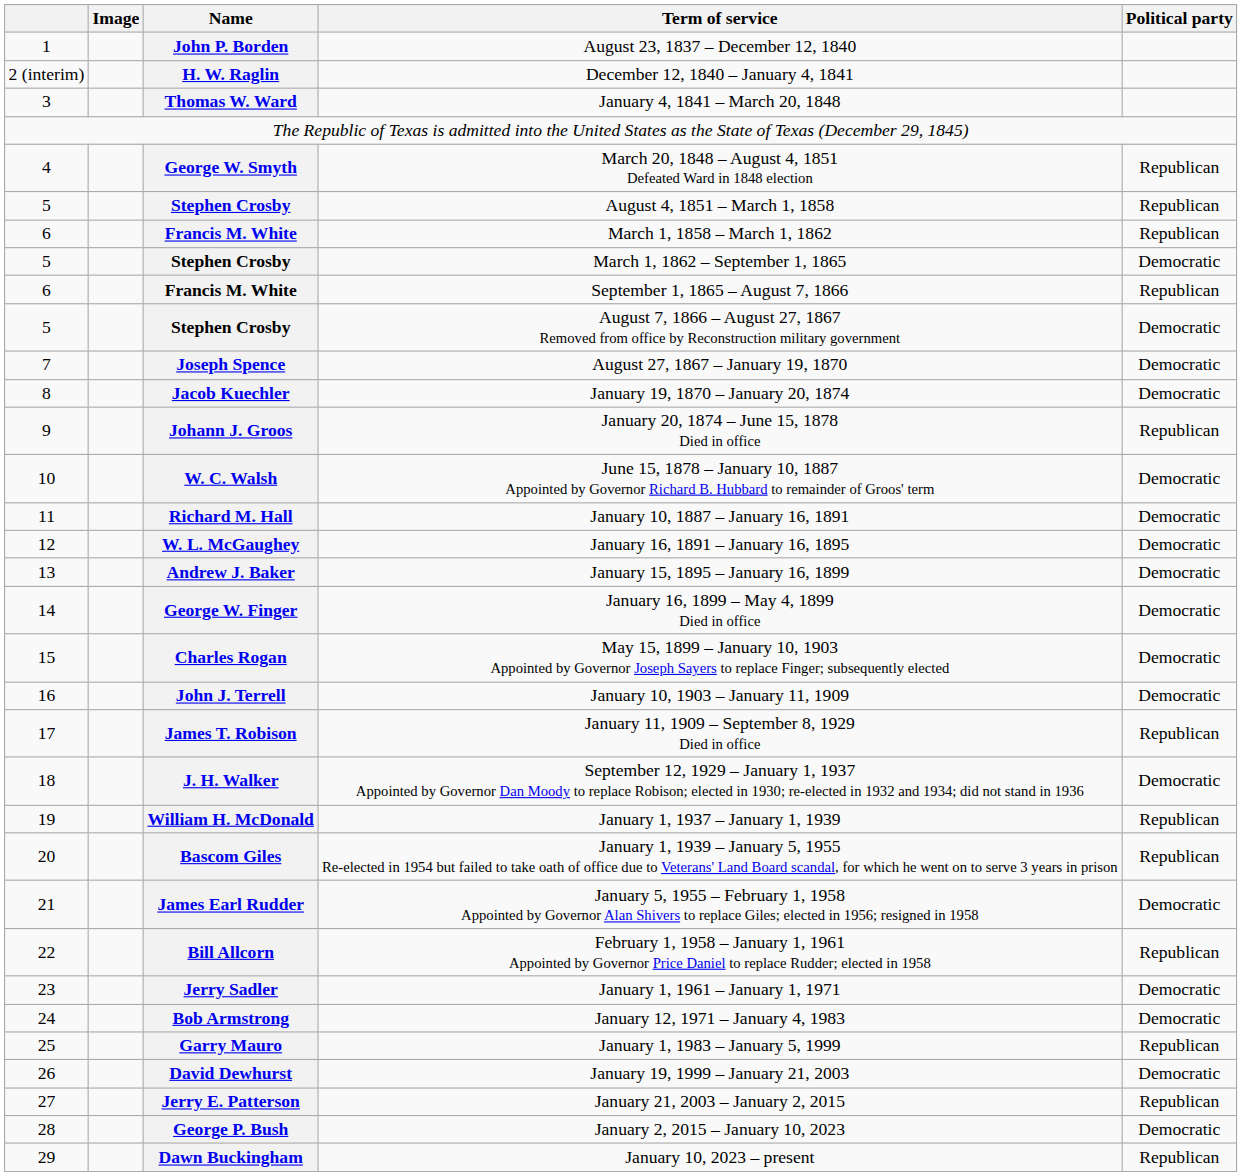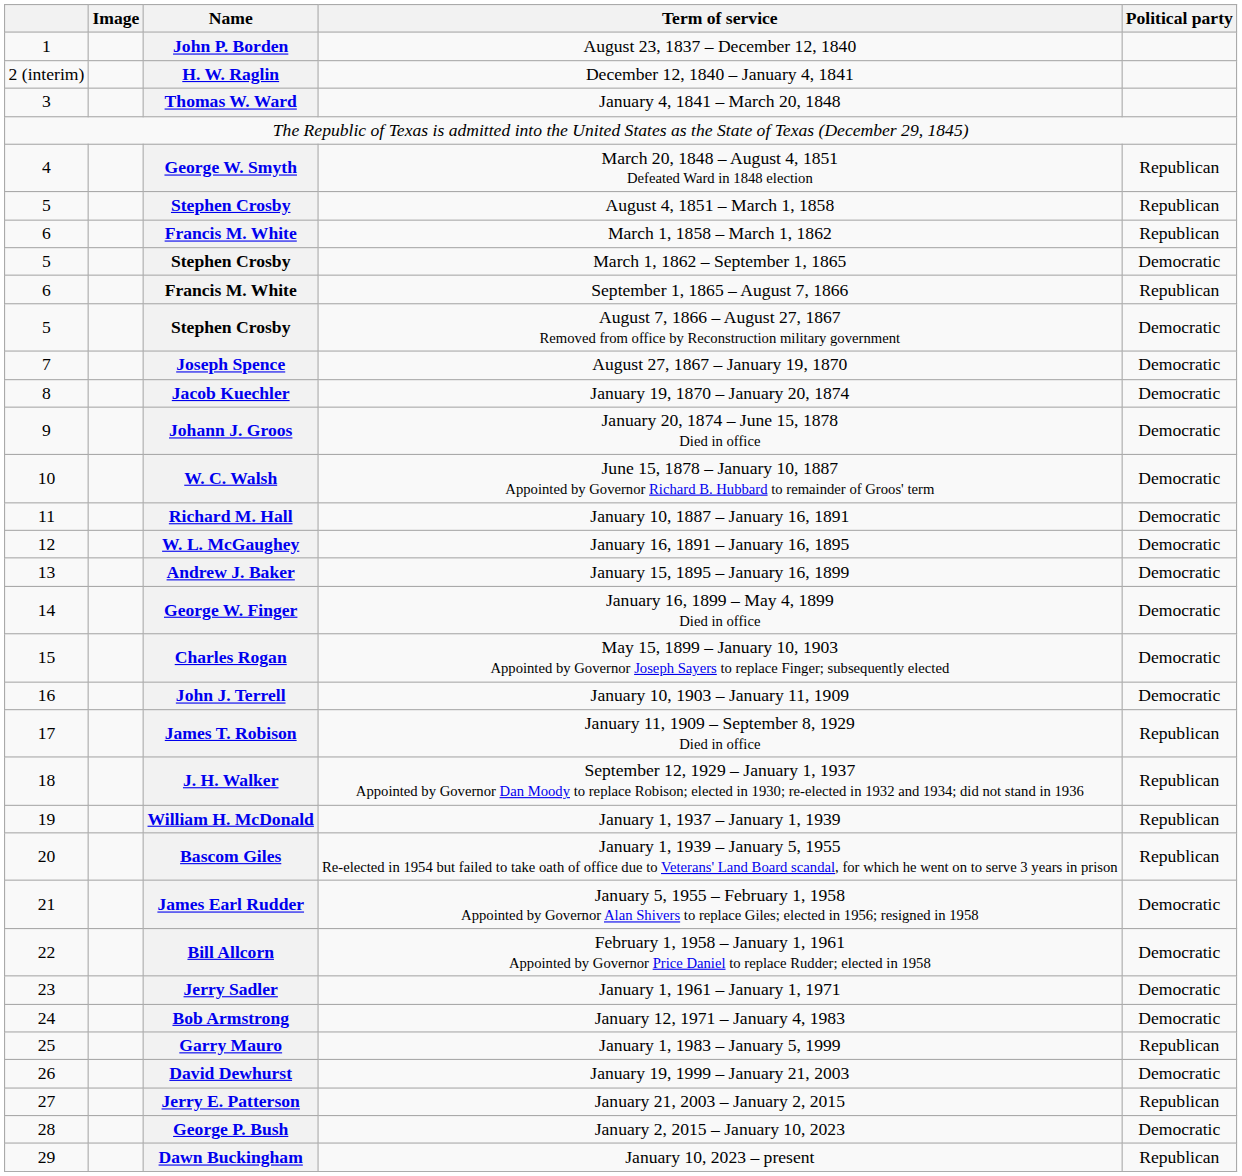(1179, 430) Republican -> (1179, 430) Democratic
(1179, 781) Democratic -> (1179, 781) Republican
(1179, 952) Republican -> (1179, 952) Democratic
